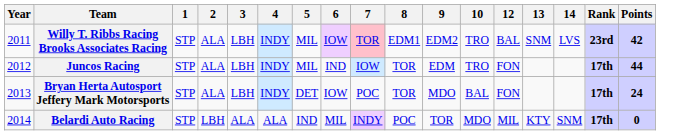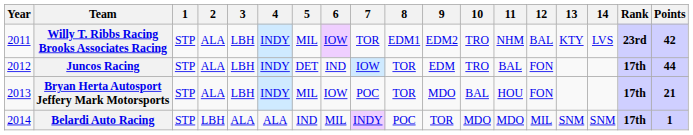+ column: (510, 14)
(368, 41) pink background -> (368, 41) no background
(538, 41) SNM -> (571, 41) KTY
(307, 67) MIL -> (307, 67) DET
(307, 93) DET -> (307, 93) MIL
(637, 93) 24 -> (670, 93) 21
(538, 120) KTY -> (571, 120) SNM
(637, 120) 0 -> (670, 120) 1
